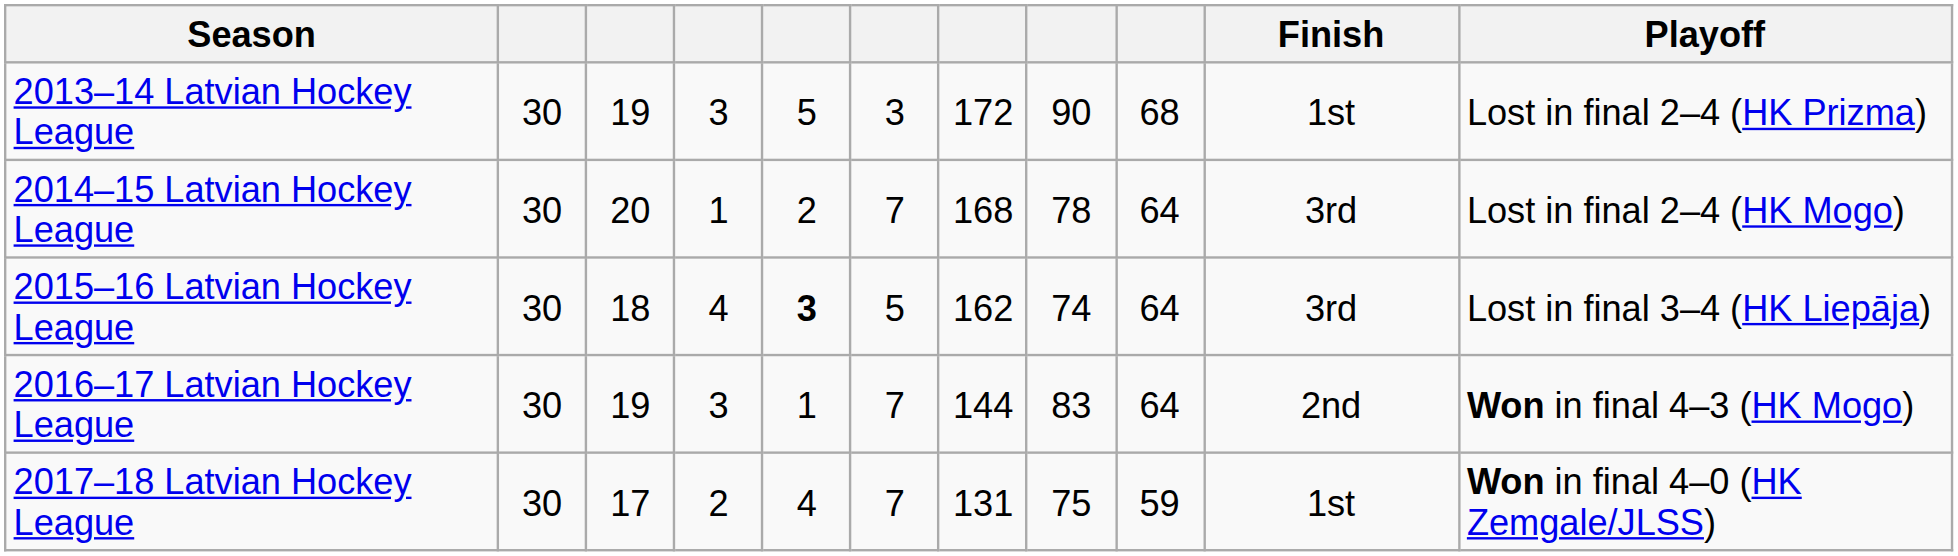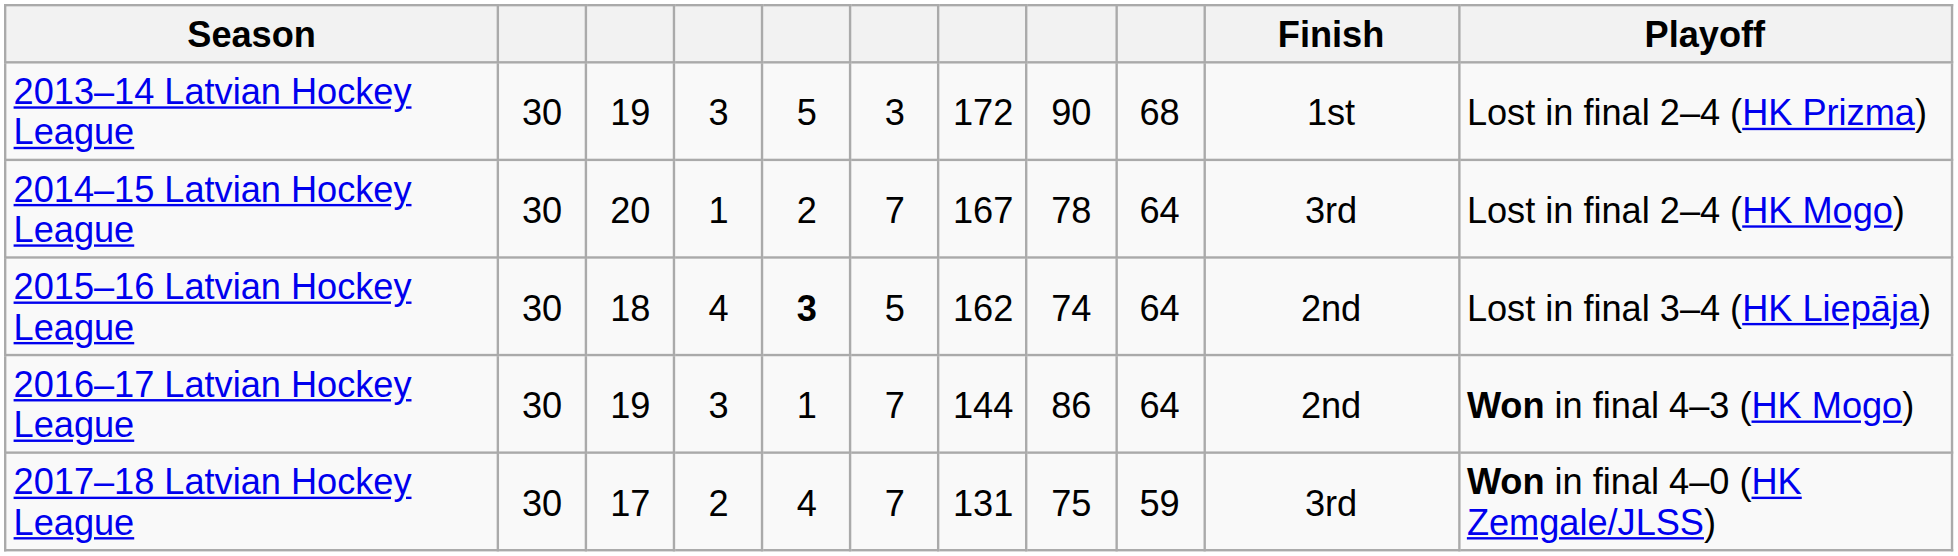(983, 209) 168 -> (983, 209) 167
(1331, 307) 3rd -> (1331, 307) 2nd
(1071, 405) 83 -> (1071, 405) 86
(1331, 502) 1st -> (1331, 502) 3rd
